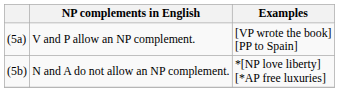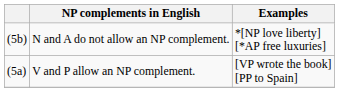rows swapped: (114, 39) <-> (131, 71)
